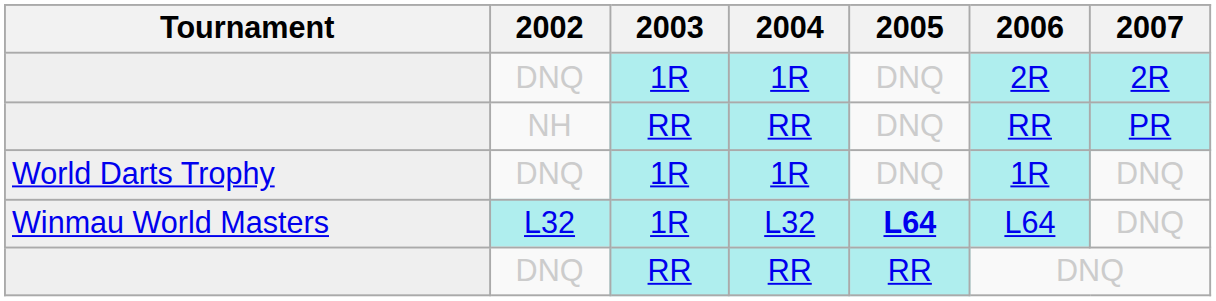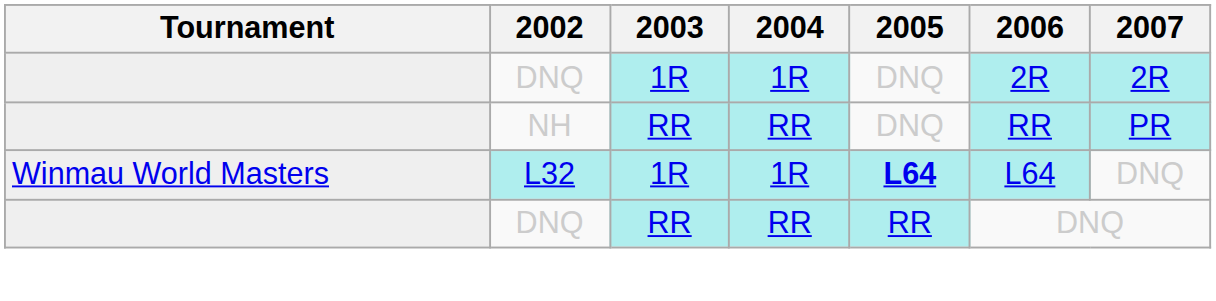- row: (143, 174)
(790, 222) L32 -> (790, 174) 1R
